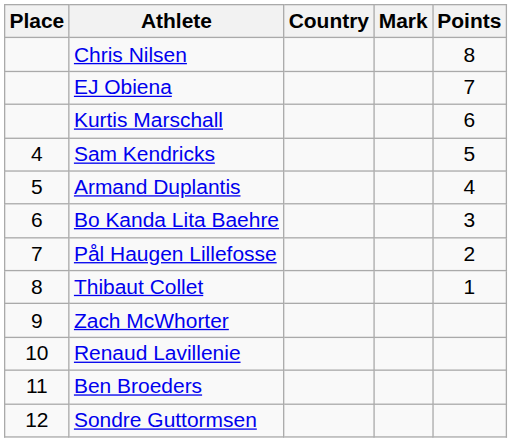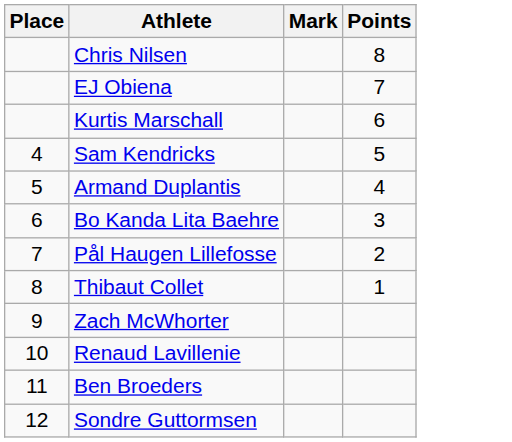- column: (329, 21)
